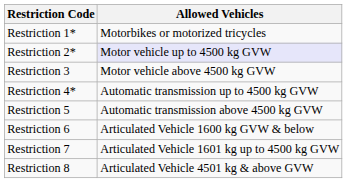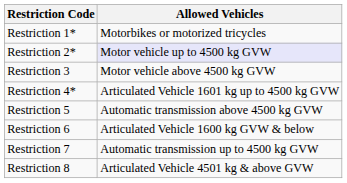(209, 91) Automatic transmission up to 4500 kg GVW -> (220, 91) Articulated Vehicle 1601 kg up to 4500 kg GVW
(220, 149) Articulated Vehicle 1601 kg up to 4500 kg GVW -> (209, 149) Automatic transmission up to 4500 kg GVW
